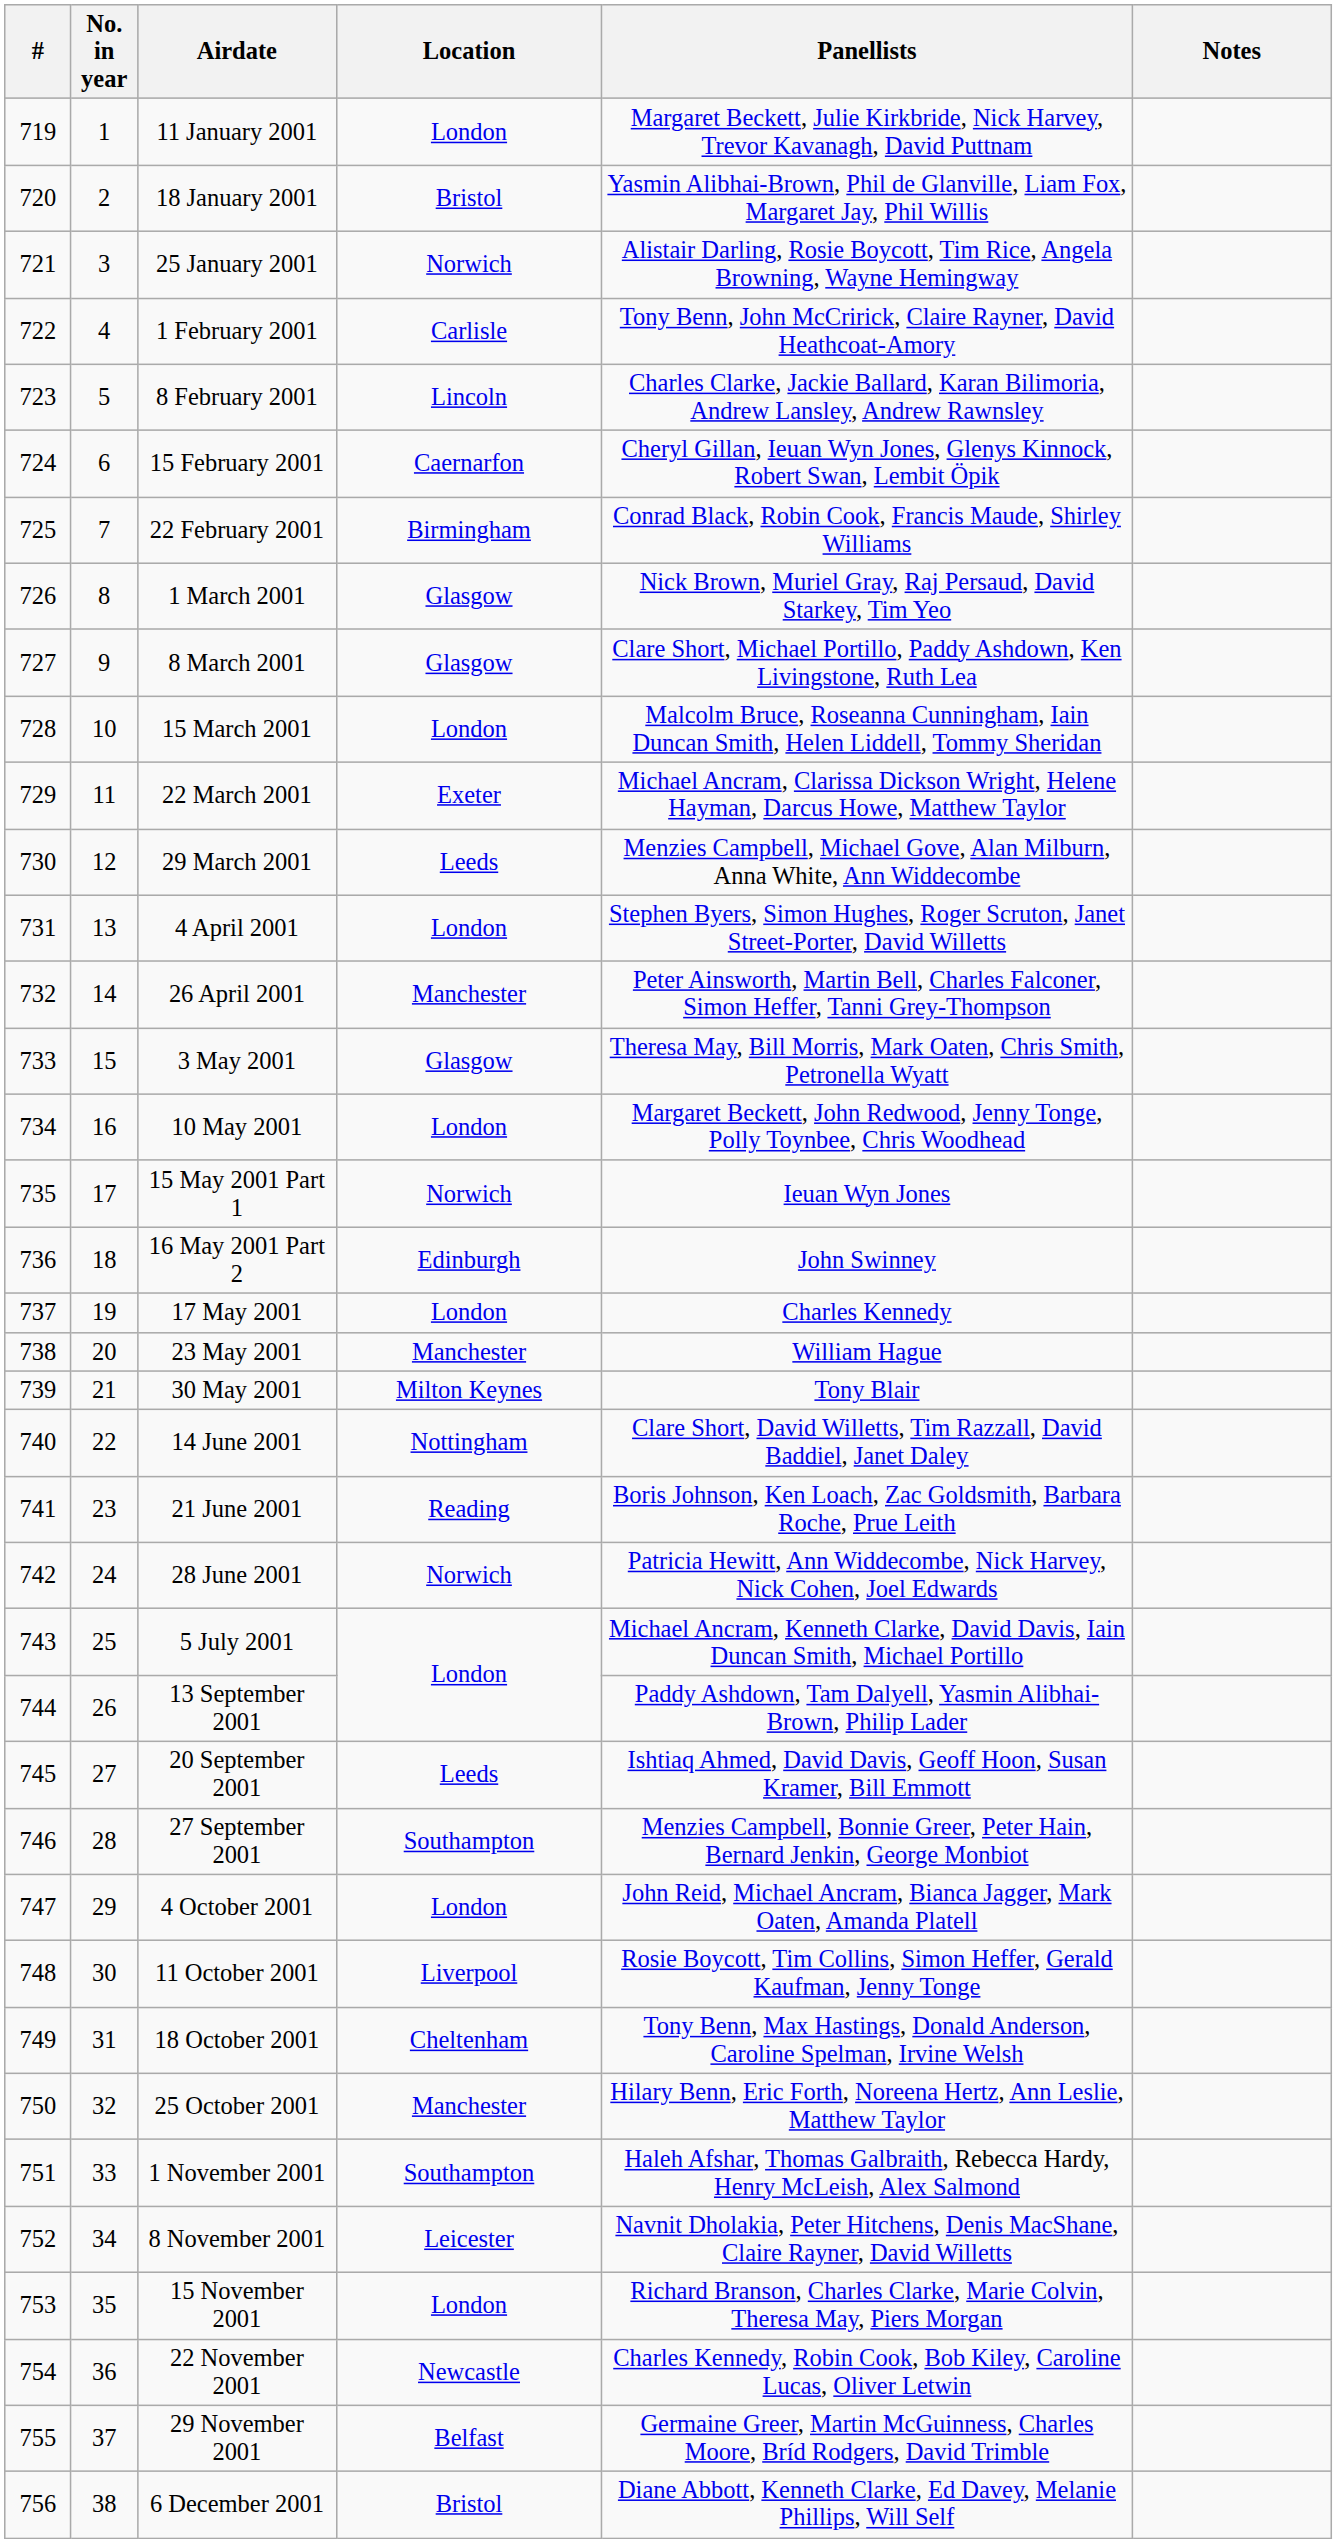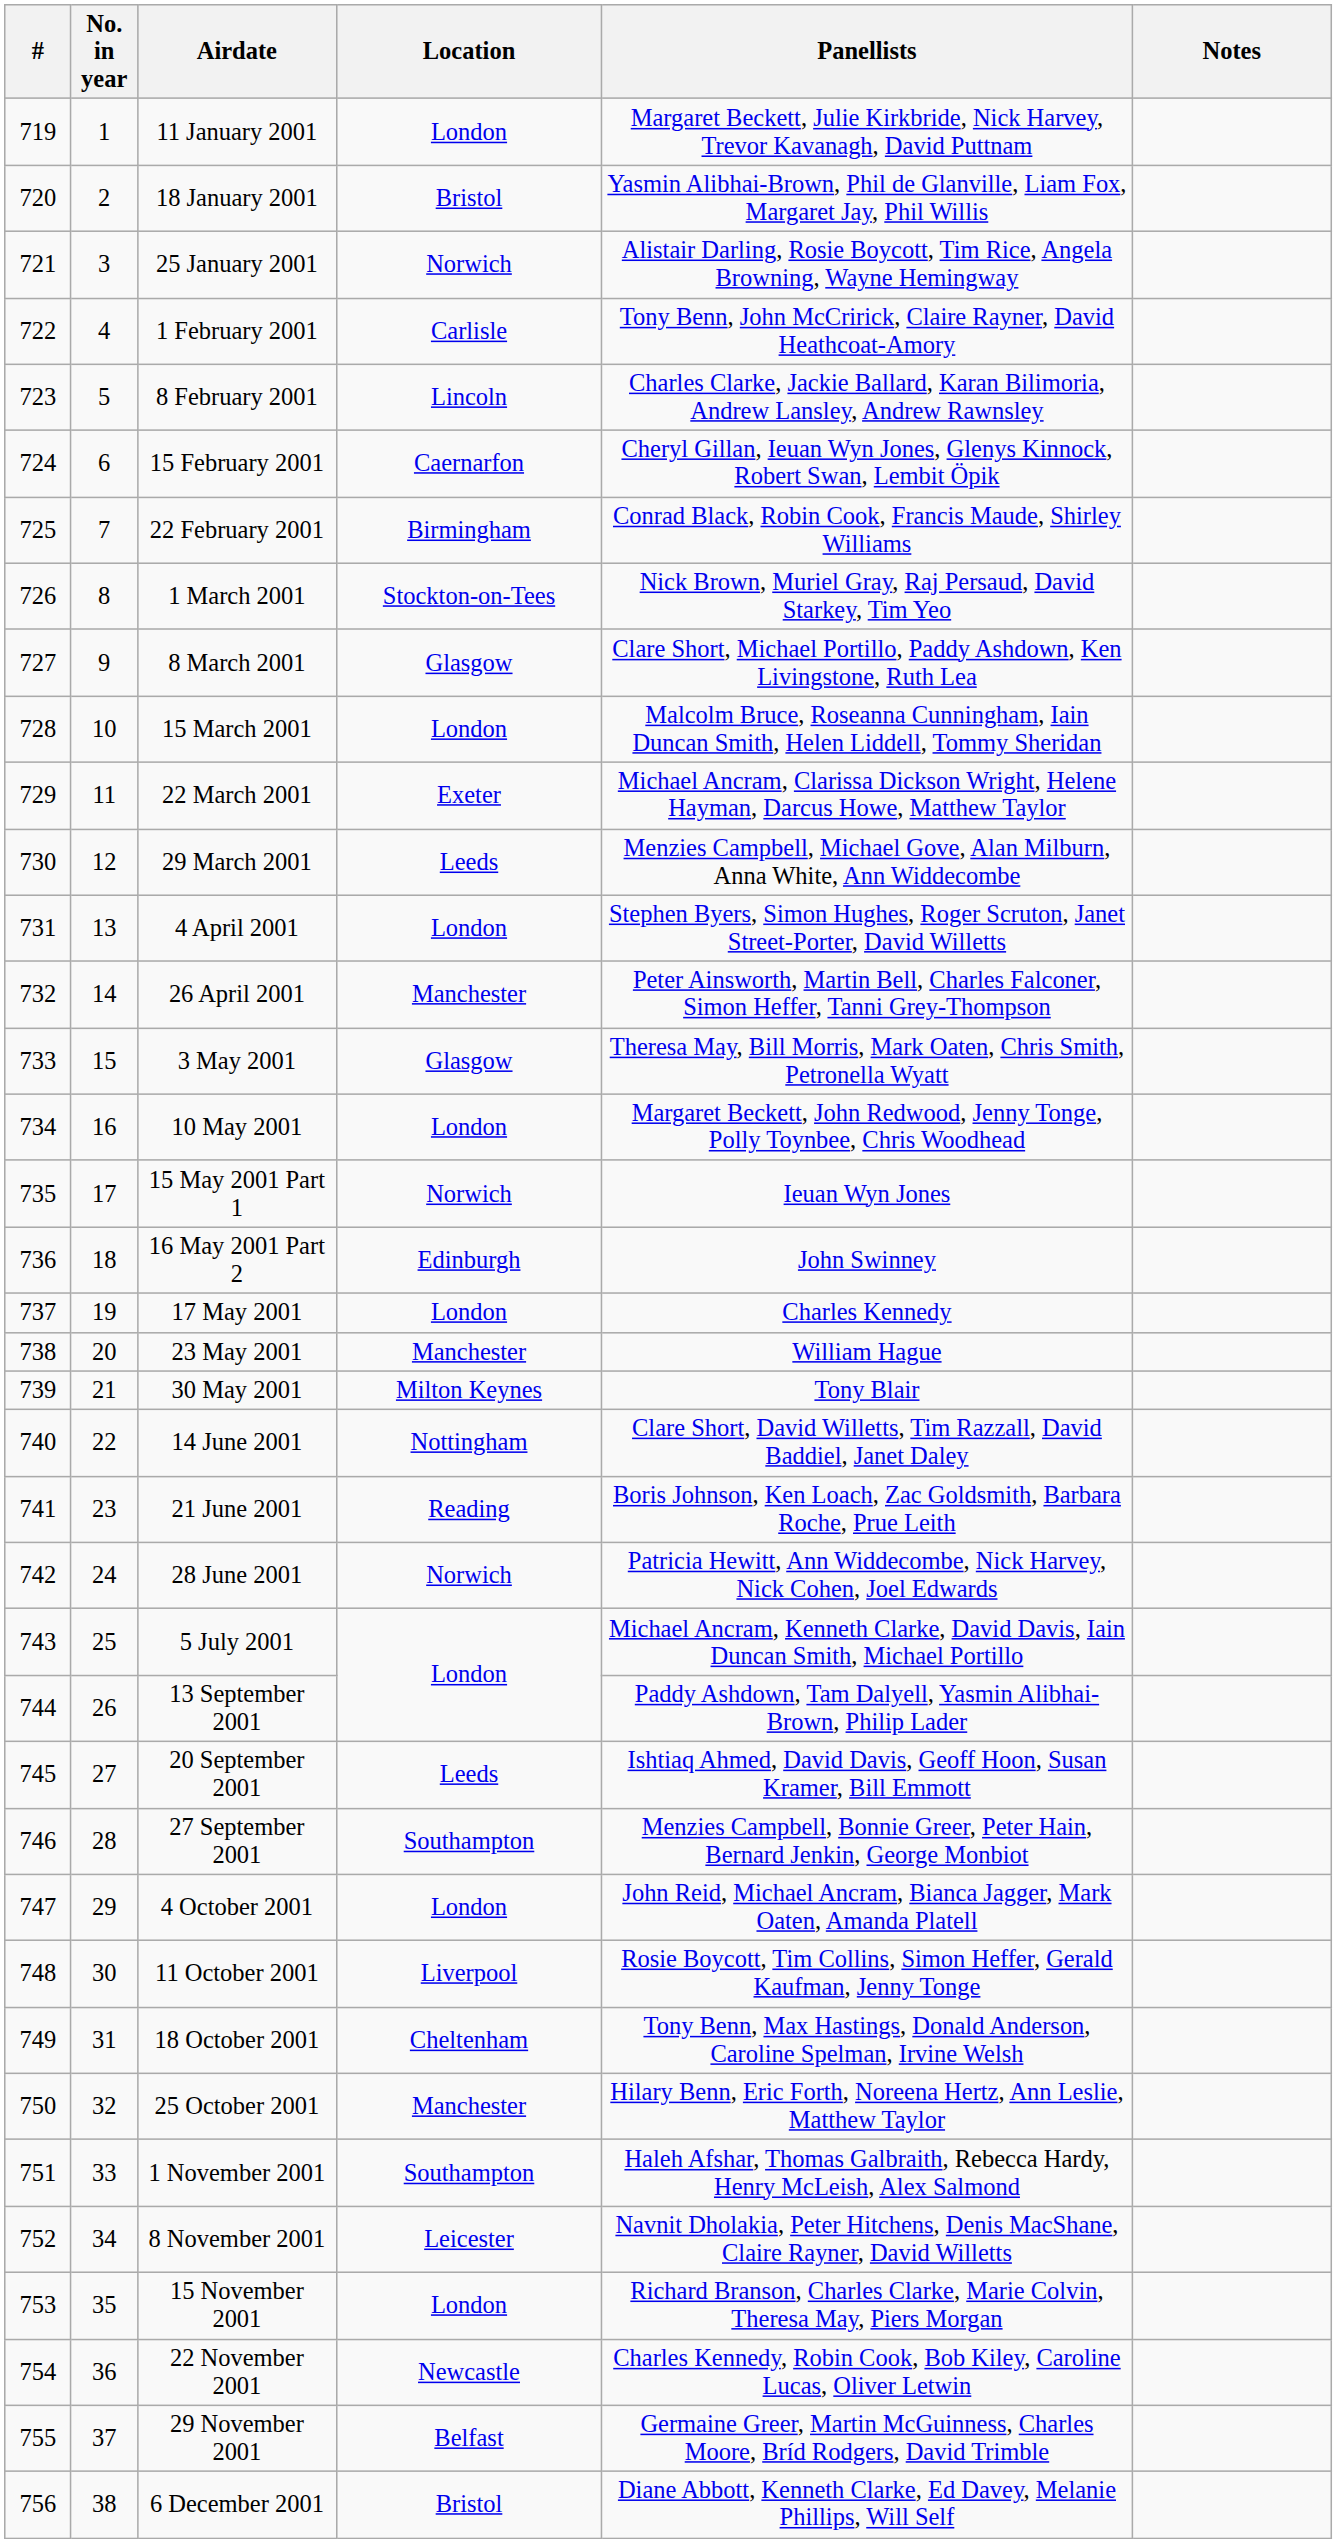(469, 596) Glasgow -> (469, 596) Stockton-on-Tees
